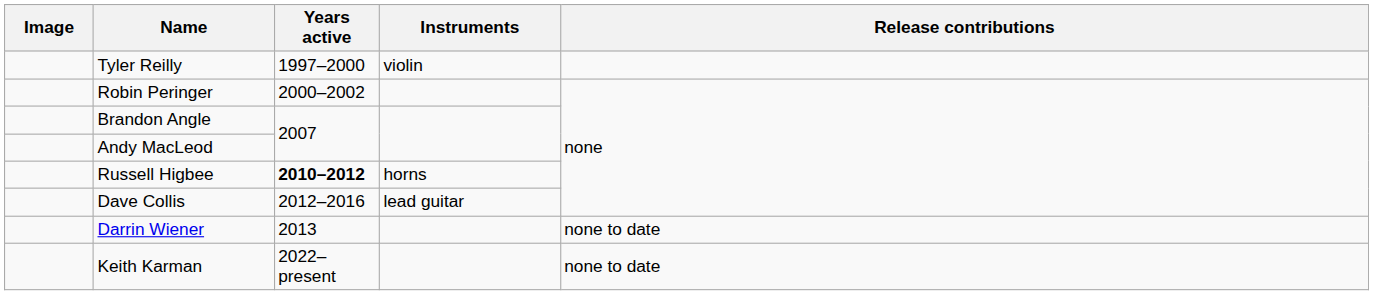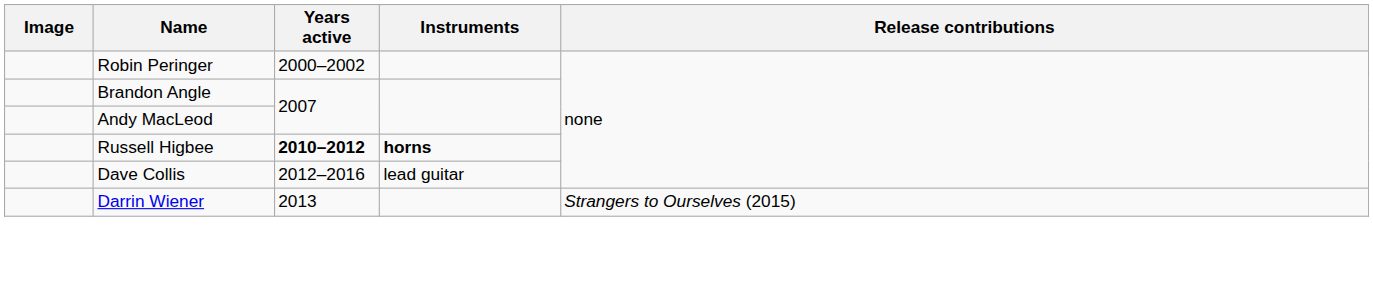- row: (140, 65)
(405, 174) normal -> (407, 147) bold
(612, 229) none to date -> (680, 202) Strangers to Ourselves (2015)
- row: (150, 266)
